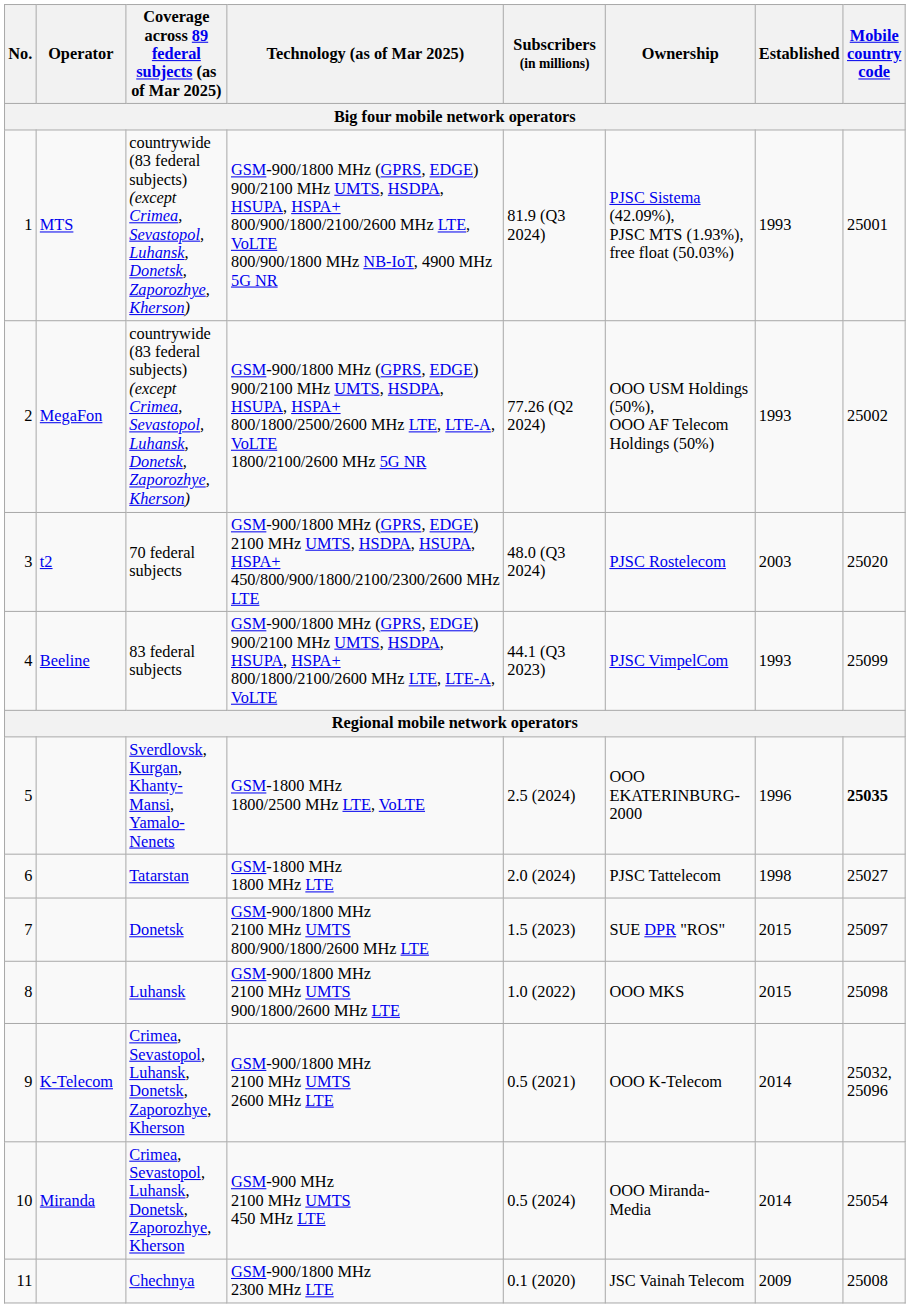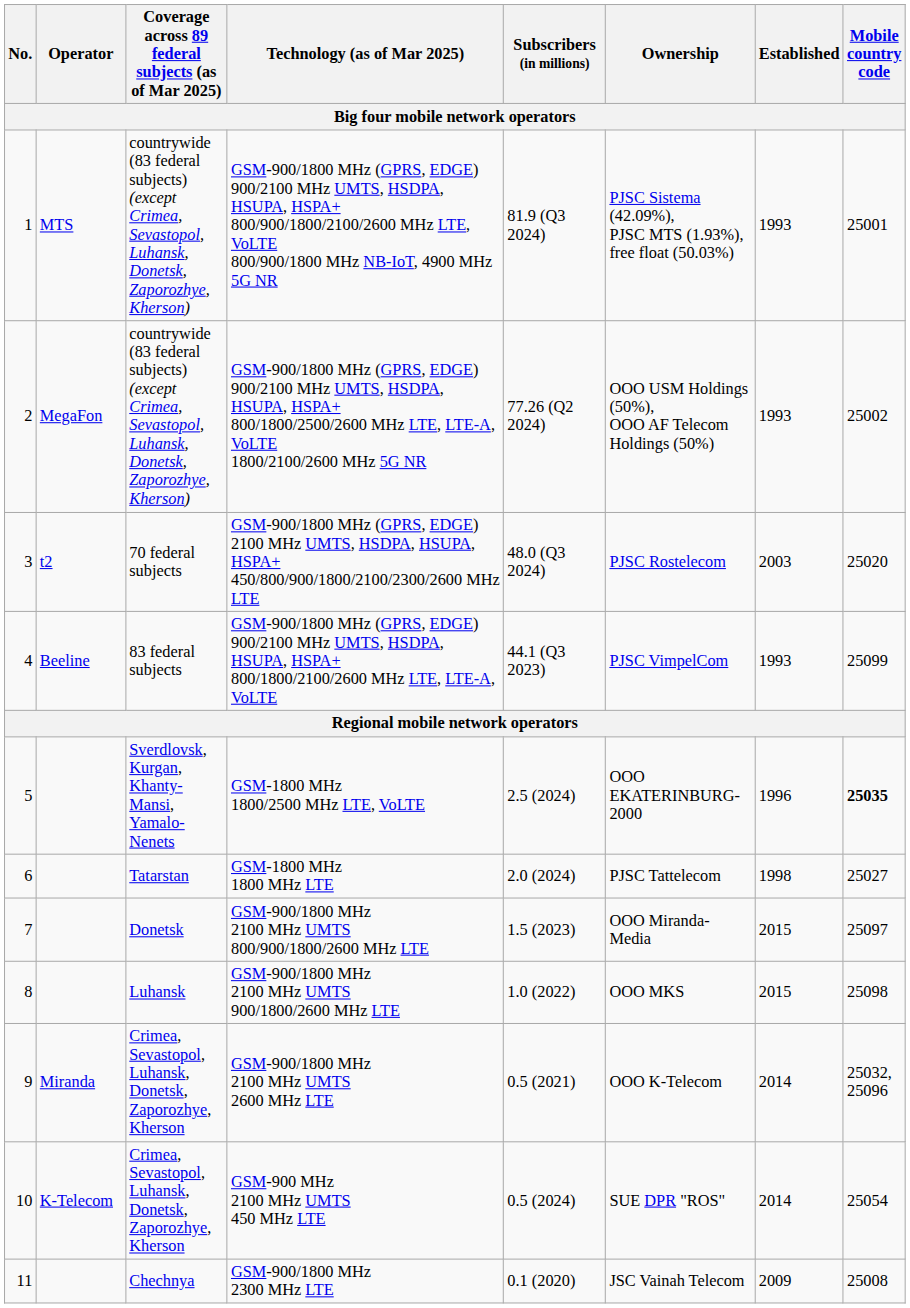(667, 929) SUE DPR "ROS" -> (660, 929) OOO Miranda-Media
(76, 1082) K-Telecom -> (67, 1082) Miranda
(67, 1200) Miranda -> (76, 1200) K-Telecom
(660, 1200) OOO Miranda-Media -> (667, 1200) SUE DPR "ROS"
